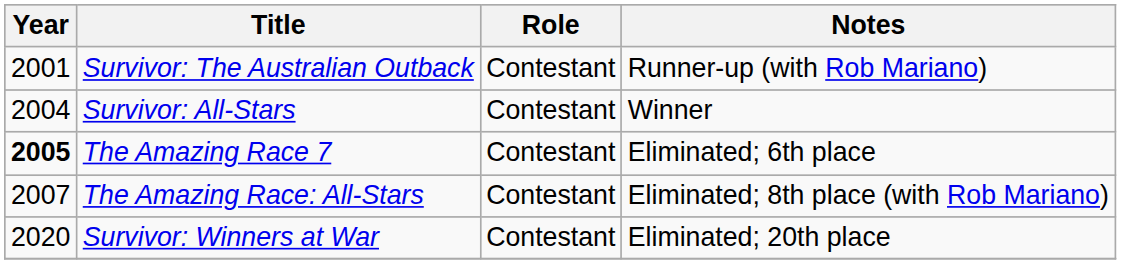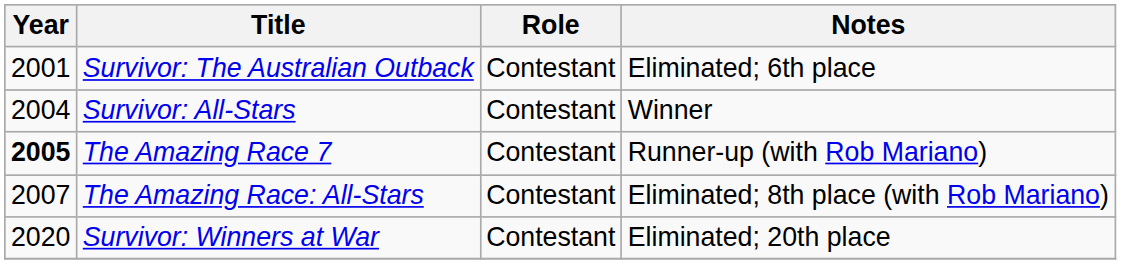(807, 68) Runner-up (with Rob Mariano) -> (752, 68) Eliminated; 6th place
(752, 152) Eliminated; 6th place -> (807, 152) Runner-up (with Rob Mariano)
